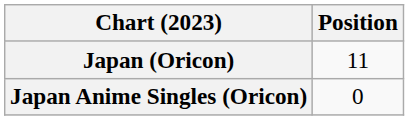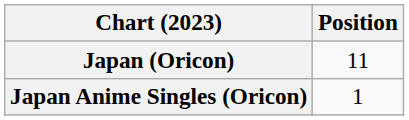(358, 96) 0 -> (358, 96) 1
